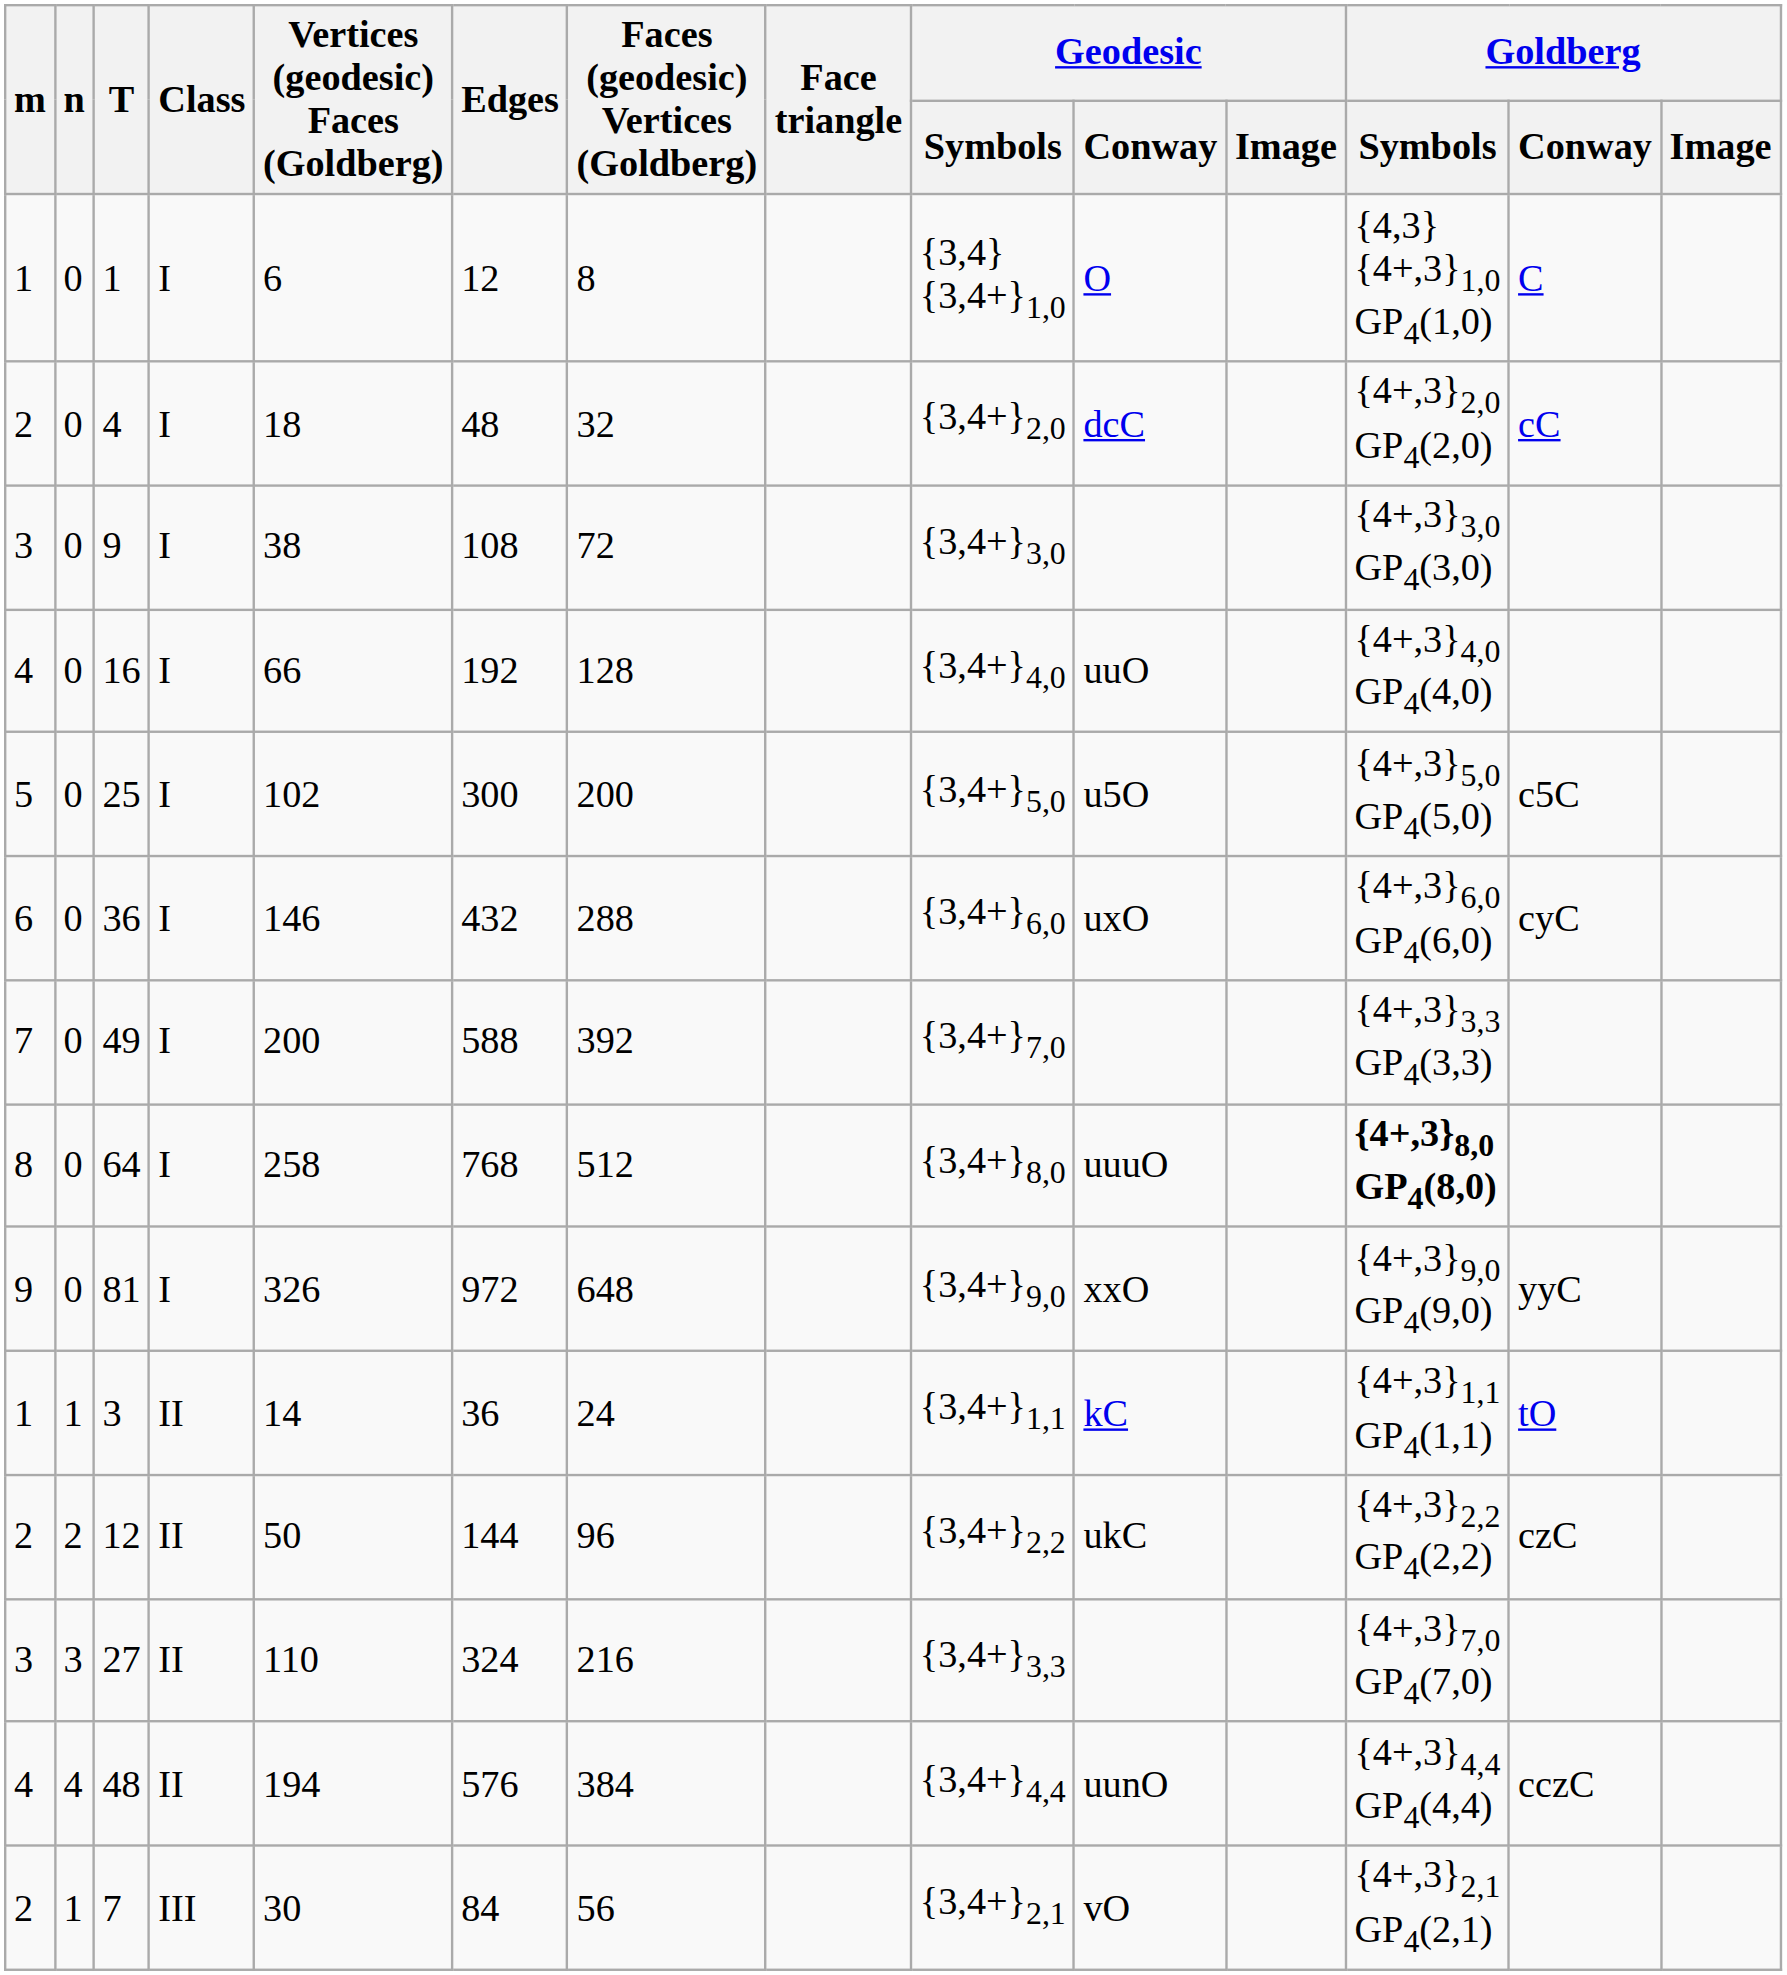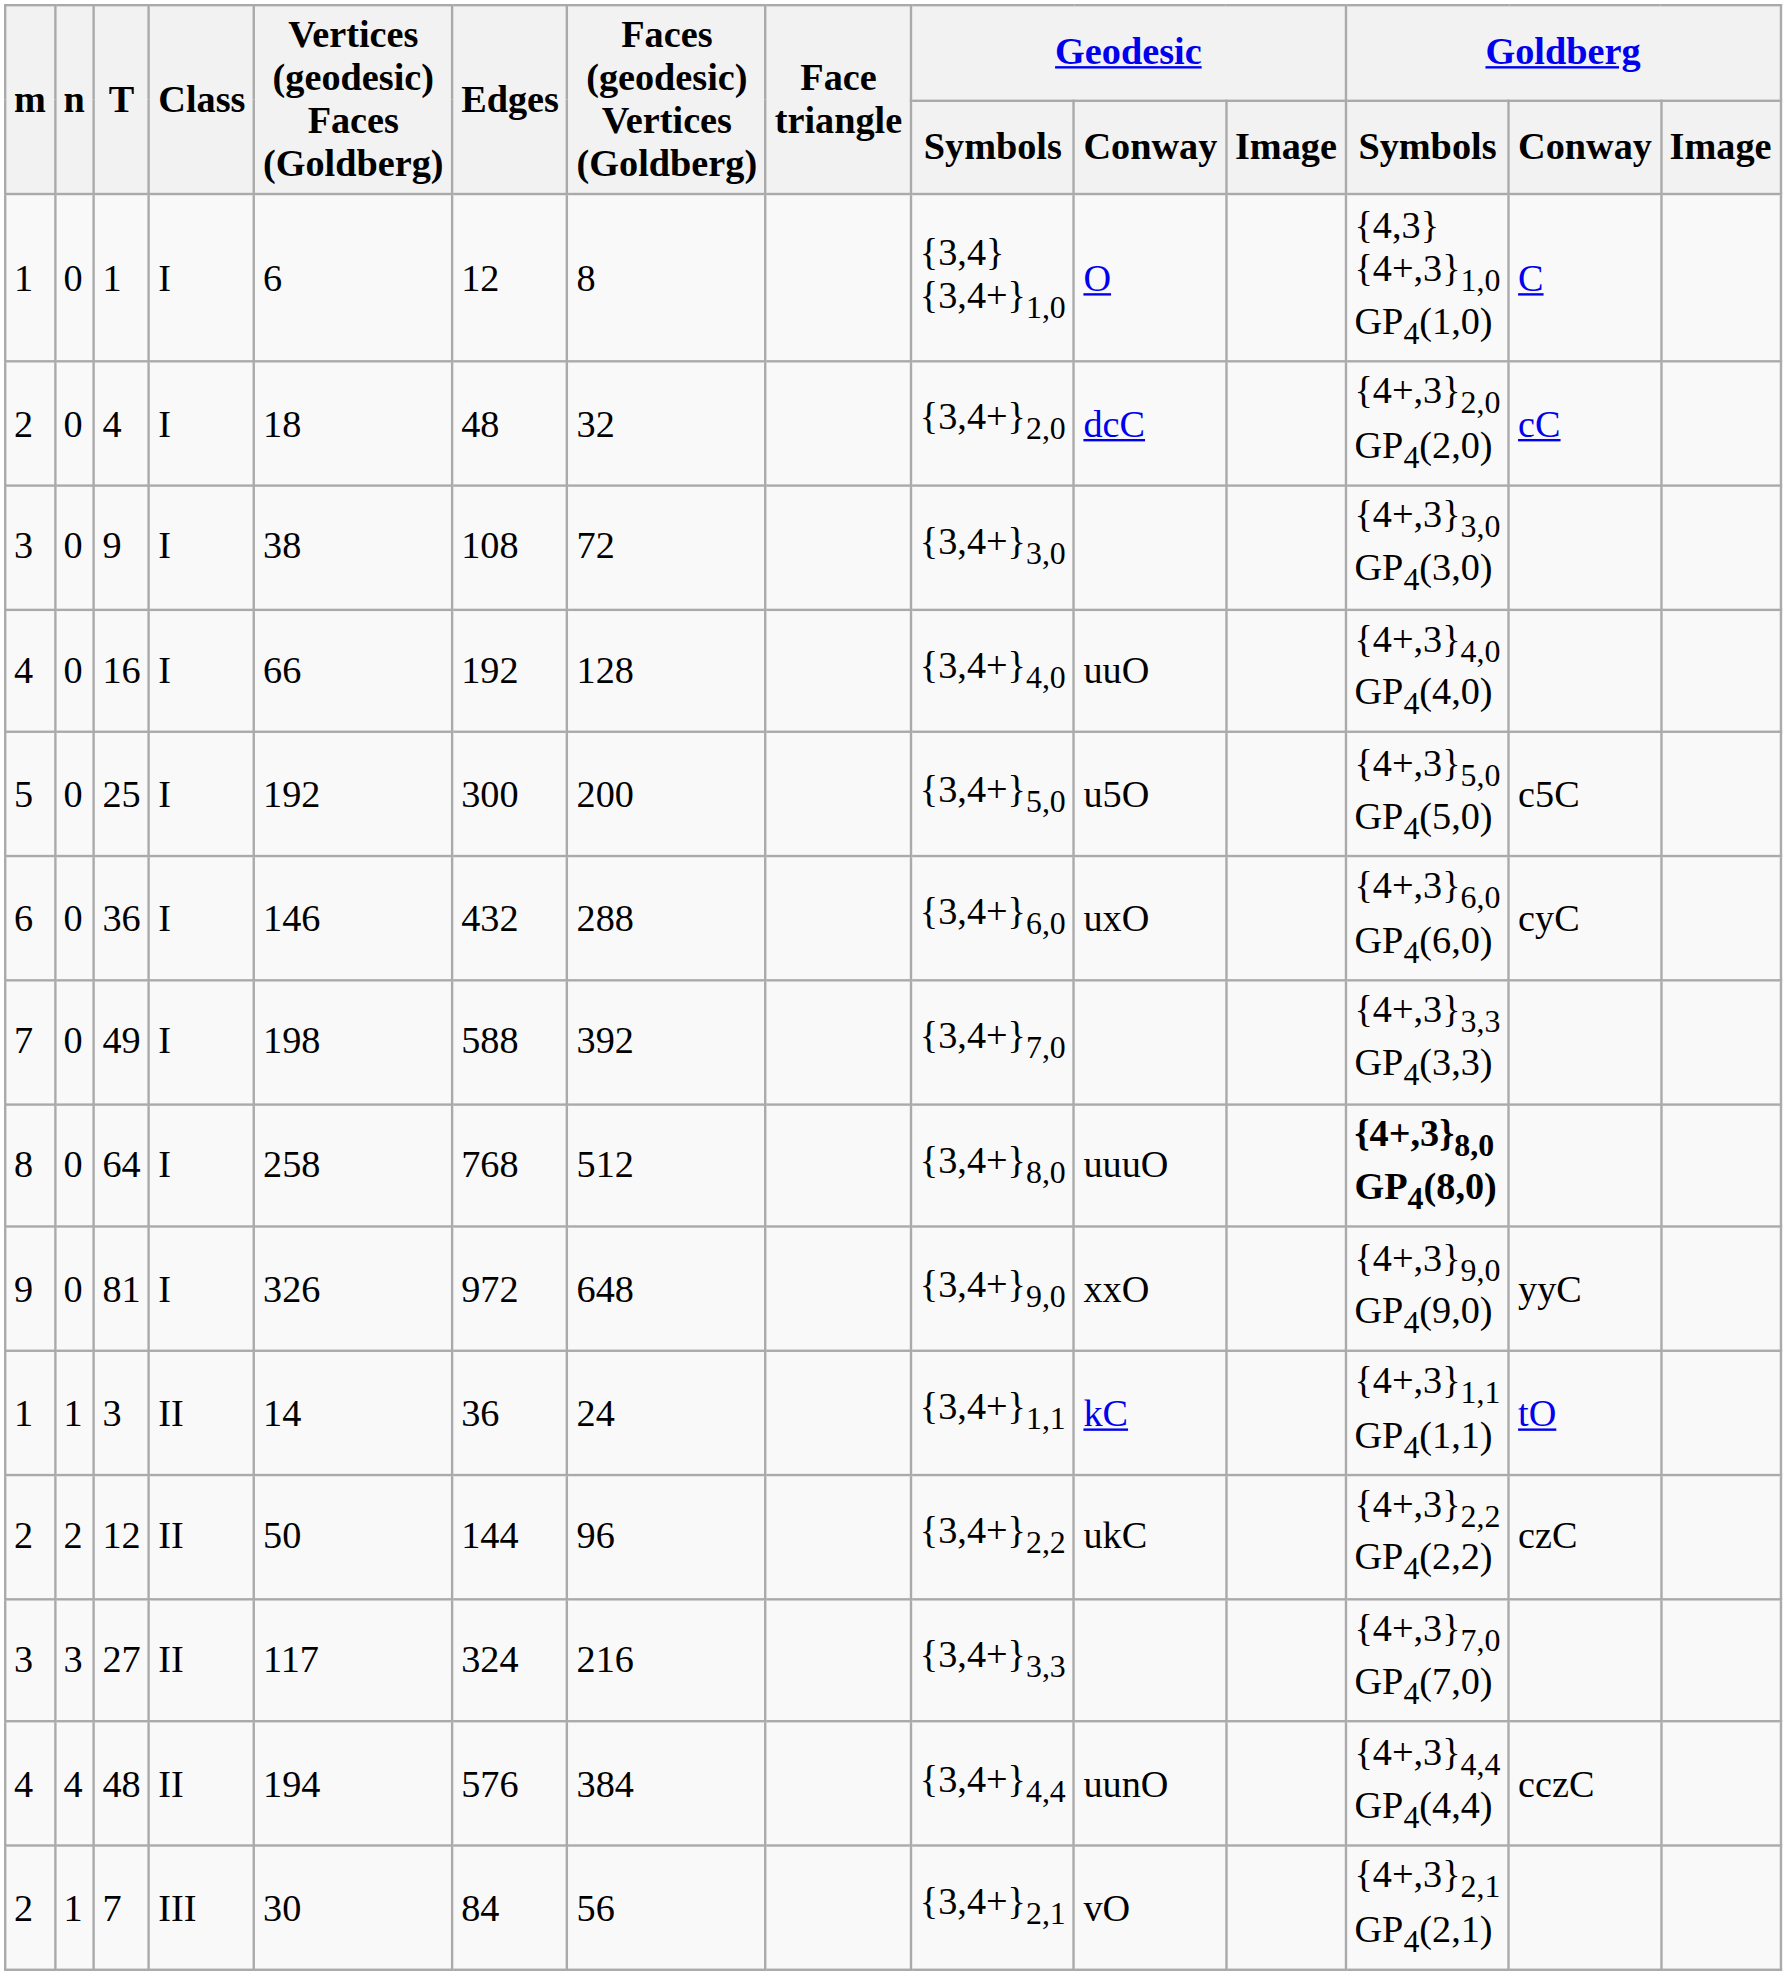(292, 793) 102 -> (292, 793) 192
(292, 1041) 200 -> (292, 1041) 198
(291, 1659) 110 -> (291, 1659) 117
